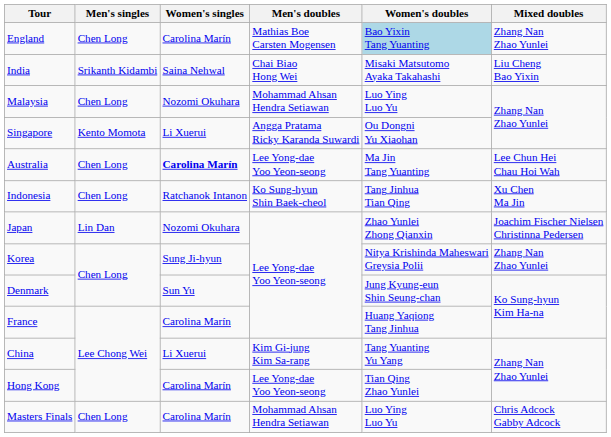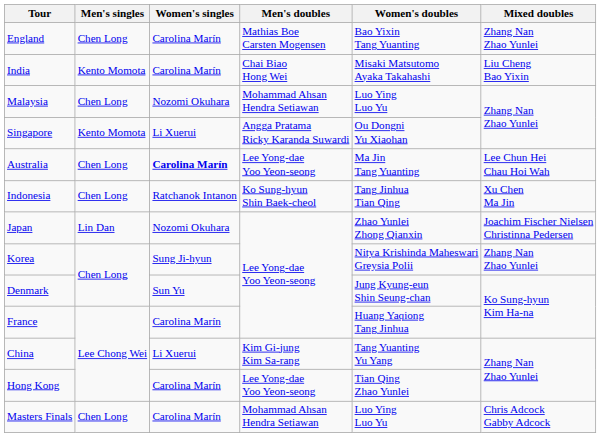(397, 38) lightblue background -> (387, 38) no background
(117, 69) Srikanth Kidambi -> (112, 69) Kento Momota
(194, 69) Saina Nehwal -> (187, 69) Carolina Marín
